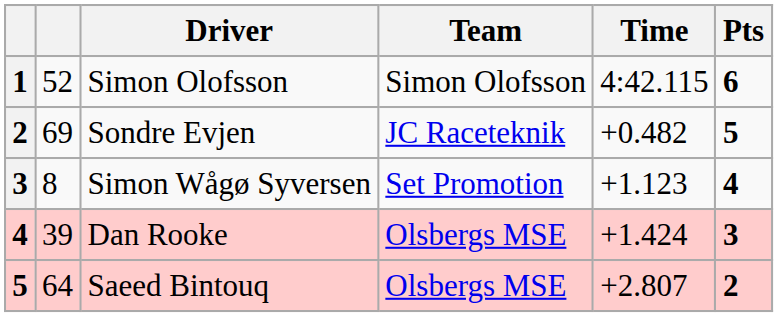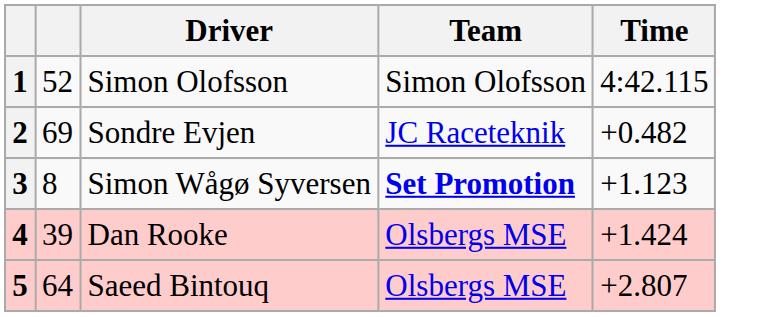- column: (744, 30)
(474, 183) normal -> (480, 183) bold
